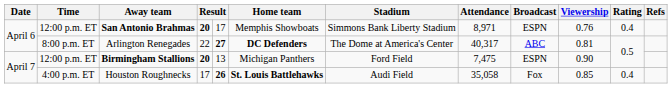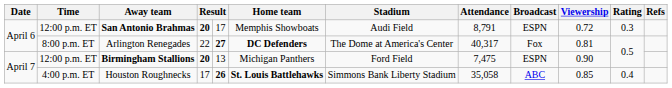(392, 28) Simmons Bank Liberty Stadium -> (392, 28) Audi Field
(485, 28) 8,971 -> (485, 28) 8,791
(585, 28) 0.76 -> (585, 28) 0.72
(627, 28) 0.4 -> (627, 28) 0.3
(535, 43) ABC -> (535, 43) Fox
(392, 75) Audi Field -> (392, 75) Simmons Bank Liberty Stadium
(535, 75) Fox -> (535, 75) ABC
